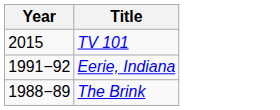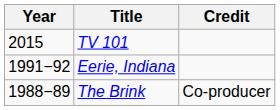+ column: (227, 17)
